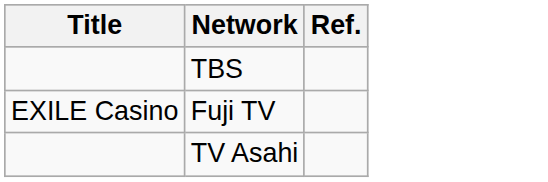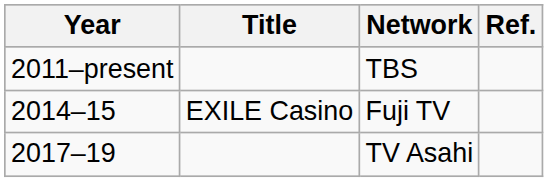+ column: (92, 25)
